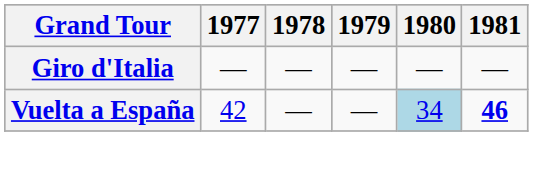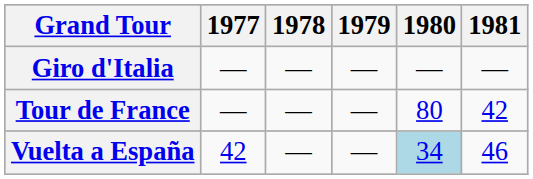+ row: (103, 109)
(495, 109) bold -> (495, 151) normal
